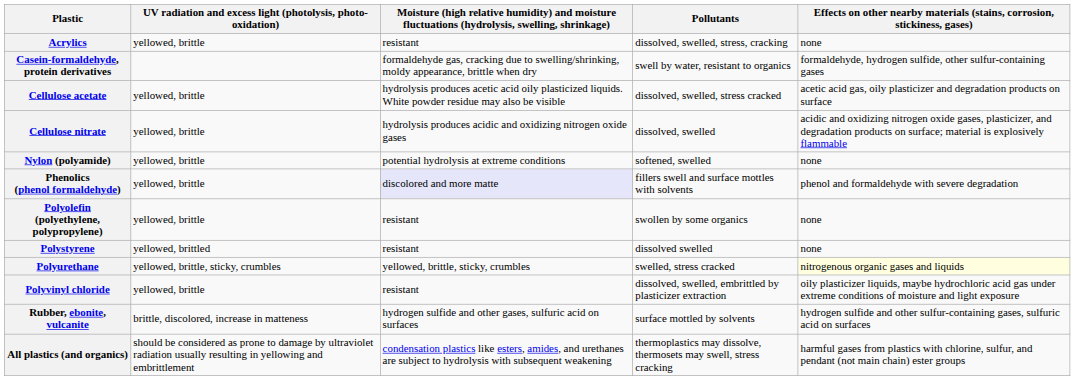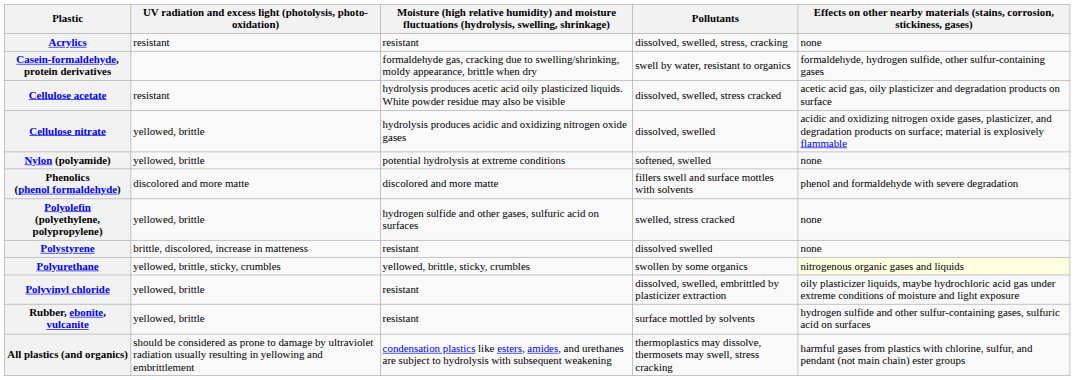(169, 42) yellowed, brittle -> (151, 42) resistant
(169, 95) yellowed, brittle -> (151, 95) resistant
(169, 183) yellowed, brittle -> (191, 183) discolored and more matte
(440, 183) lavender background -> (440, 183) no background
(401, 219) resistant -> (491, 219) hydrogen sulfide and other gases, sulfuric acid on surfaces
(692, 219) swollen by some organics -> (685, 219) swelled, stress cracked
(172, 249) yellowed, brittled -> (221, 249) brittle, discolored, increase in matteness
(685, 266) swelled, stress cracked -> (692, 266) swollen by some organics
(221, 319) brittle, discolored, increase in matteness -> (169, 319) yellowed, brittle
(491, 319) hydrogen sulfide and other gases, sulfuric acid on surfaces -> (401, 319) resistant
